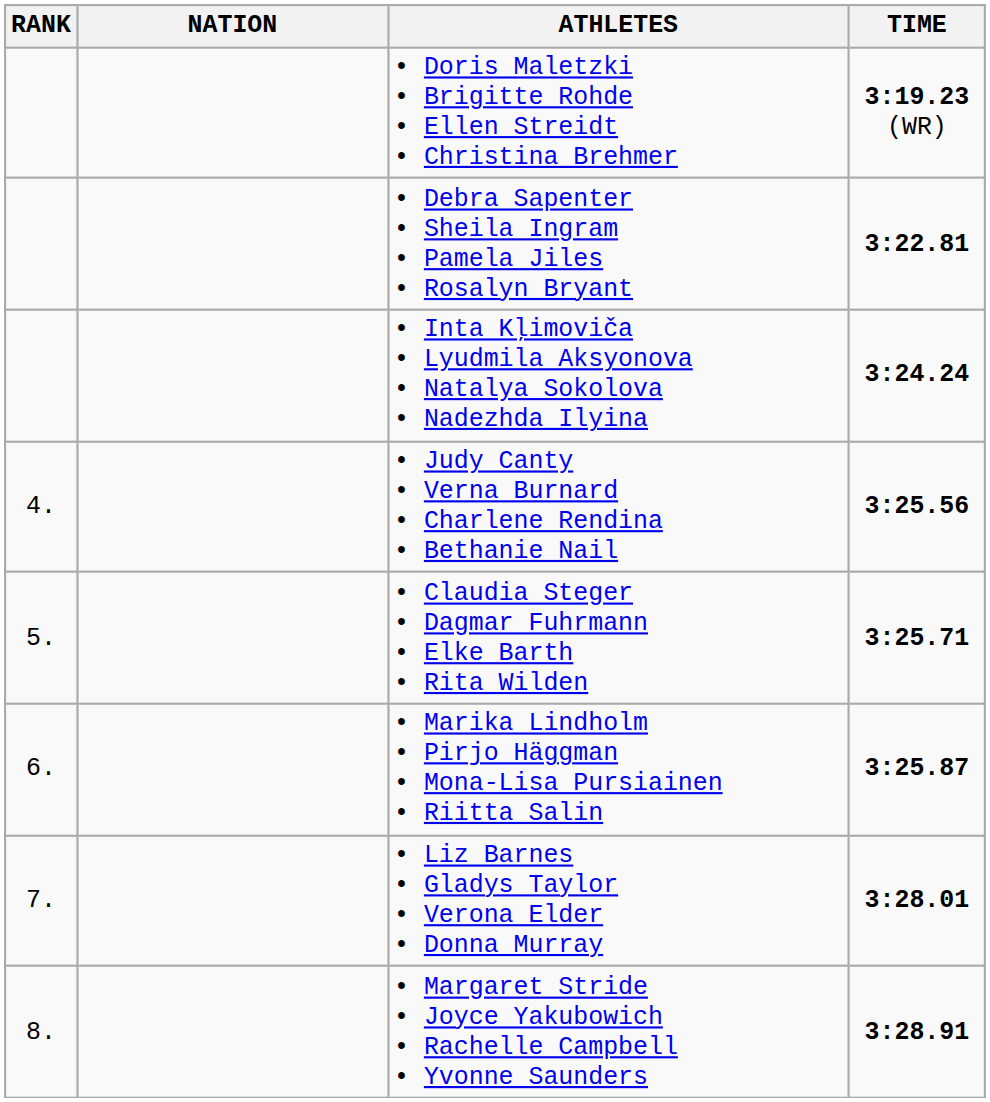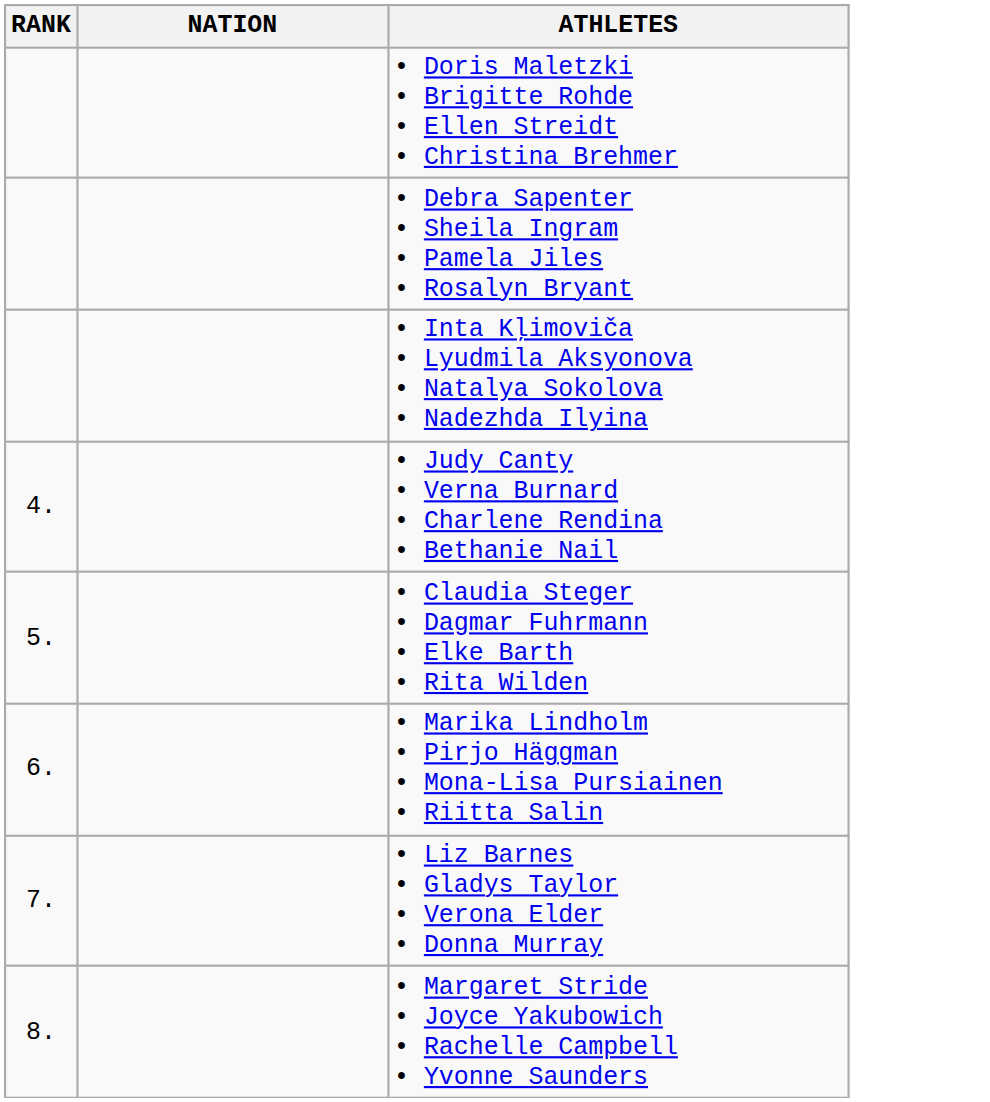- column: (917, 26)
